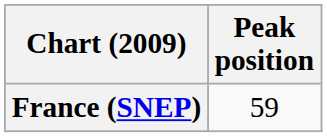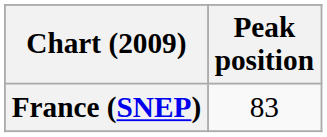(264, 107) 59 -> (264, 107) 83
